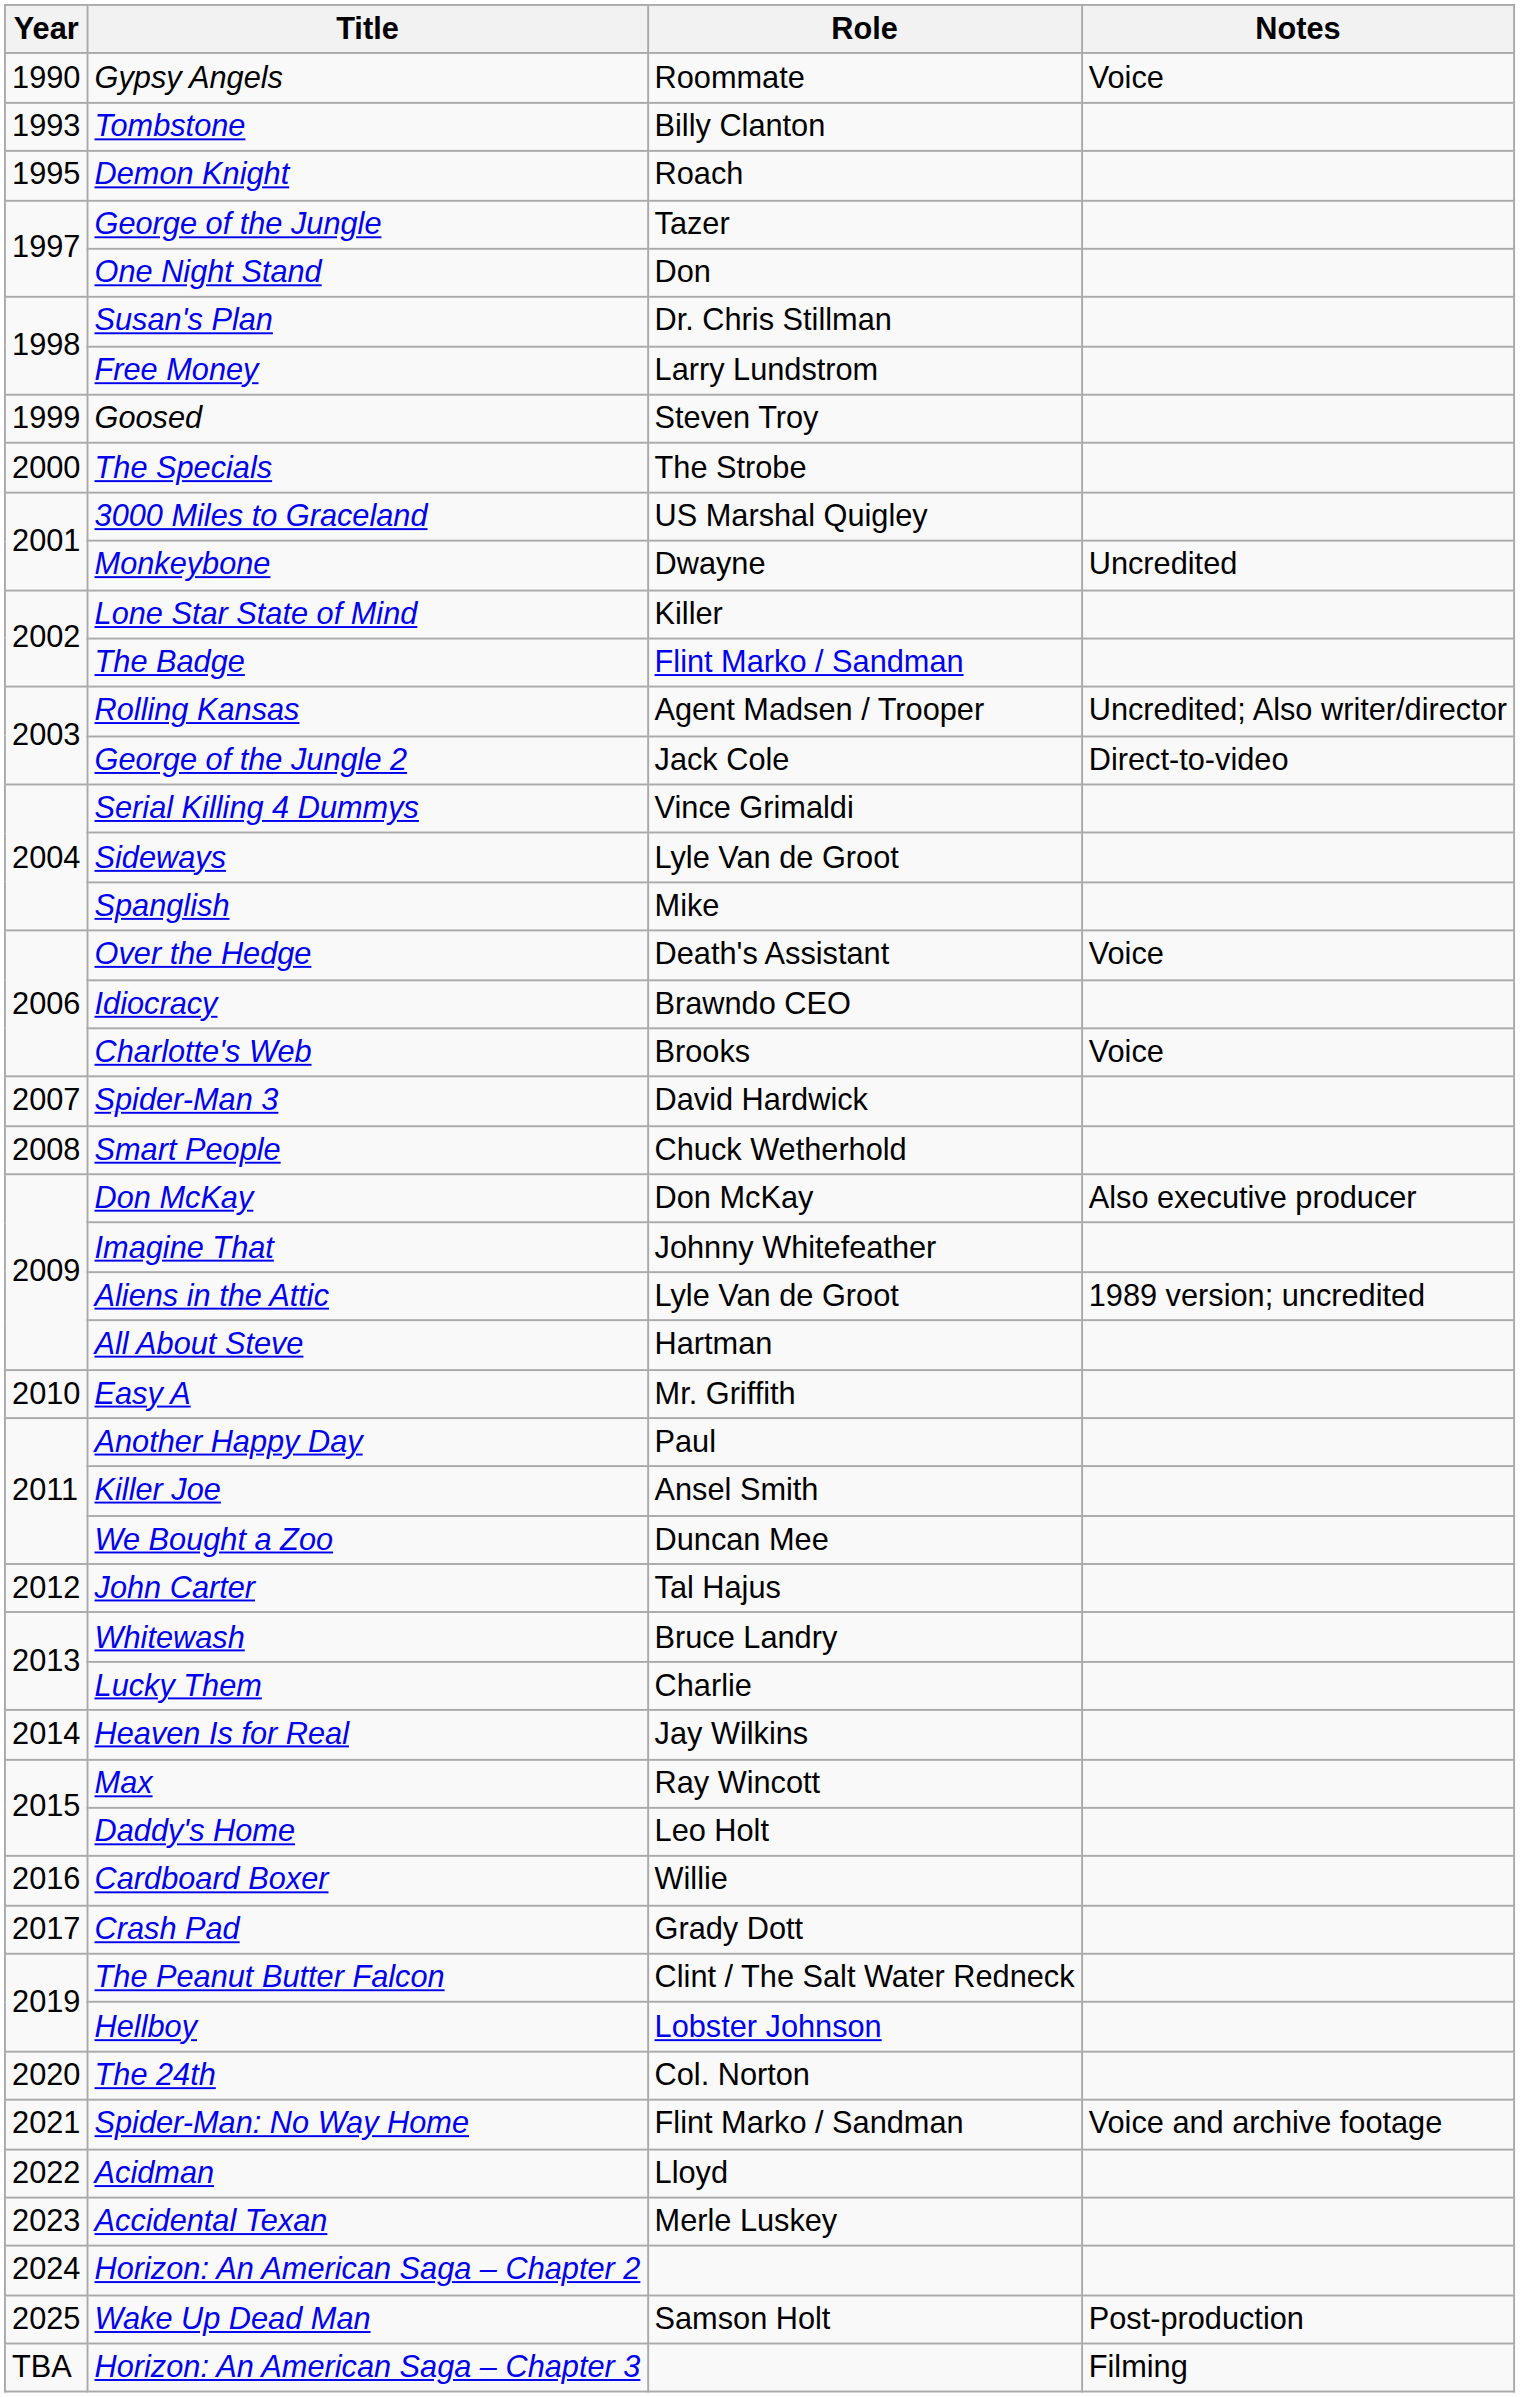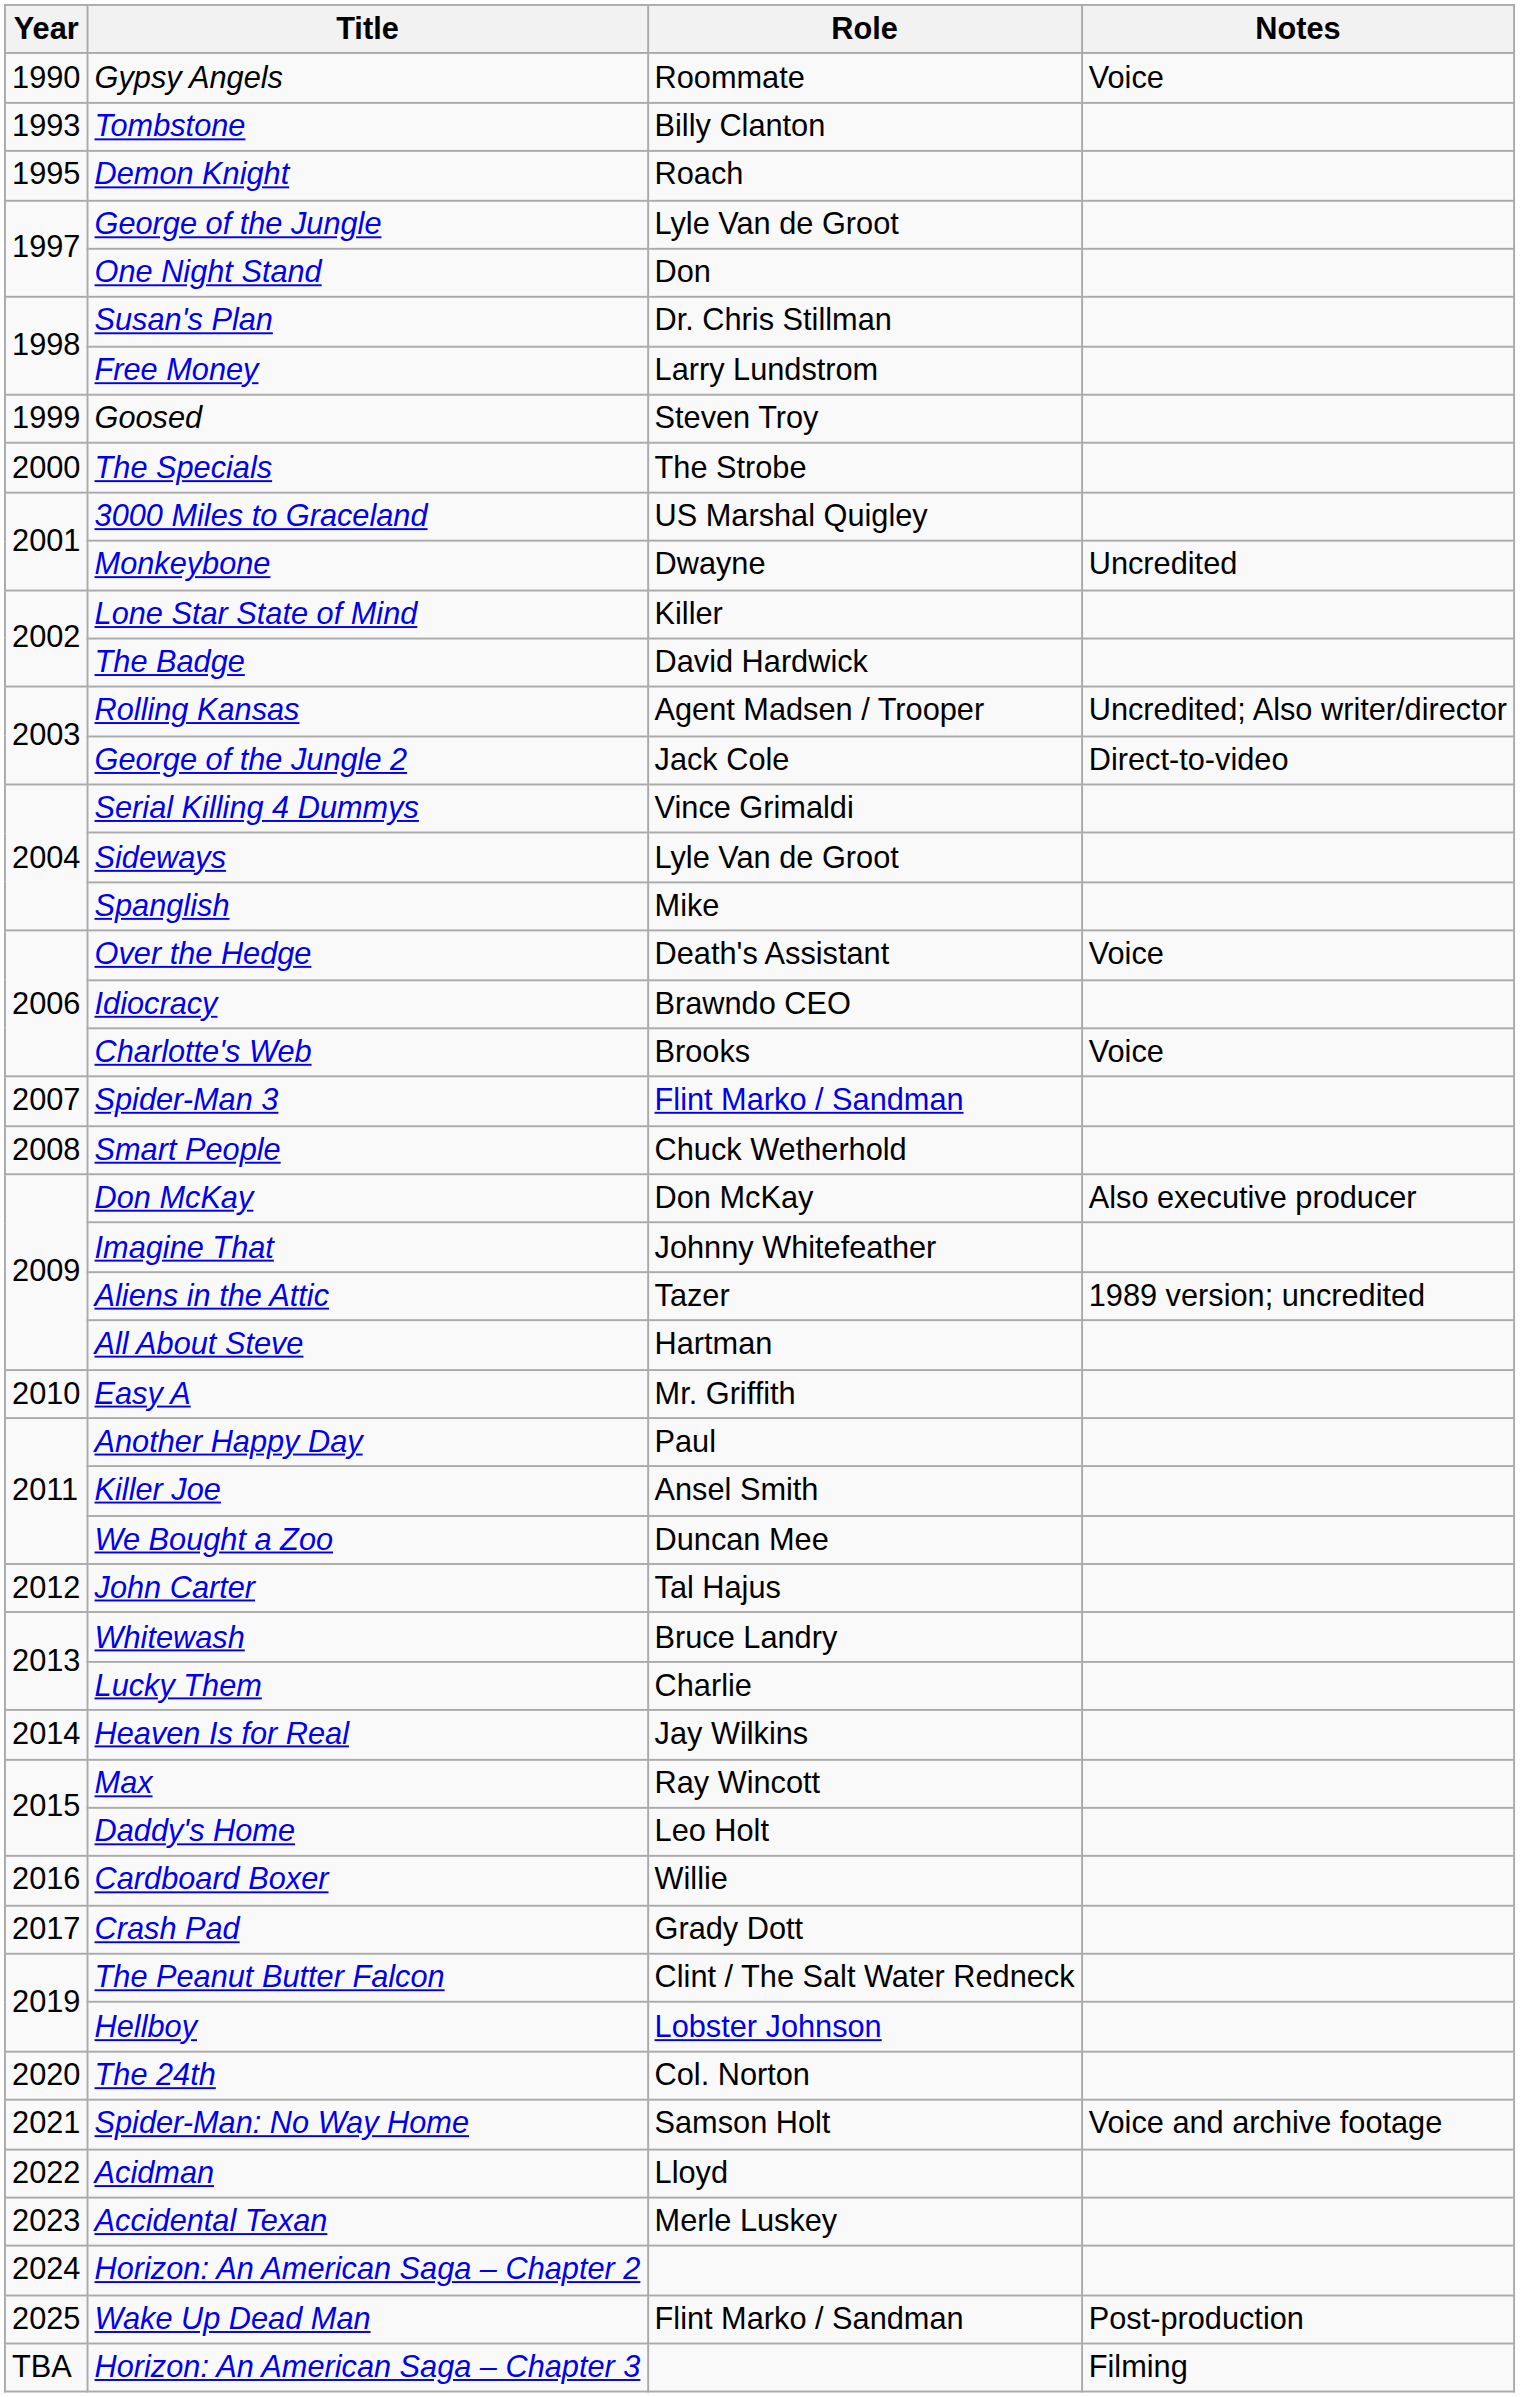(692, 223) Tazer -> (777, 223) Lyle Van de Groot
(809, 662) Flint Marko / Sandman -> (761, 662) David Hardwick
(761, 1100) David Hardwick -> (809, 1100) Flint Marko / Sandman
(777, 1295) Lyle Van de Groot -> (692, 1295) Tazer
(809, 2123) Flint Marko / Sandman -> (742, 2123) Samson Holt
(742, 2318) Samson Holt -> (809, 2318) Flint Marko / Sandman
